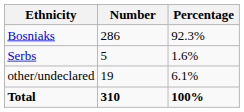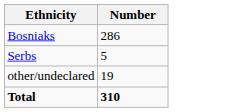- column: (204, 14)
